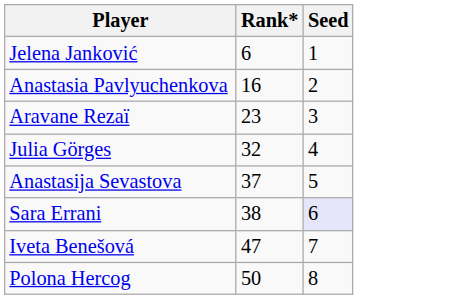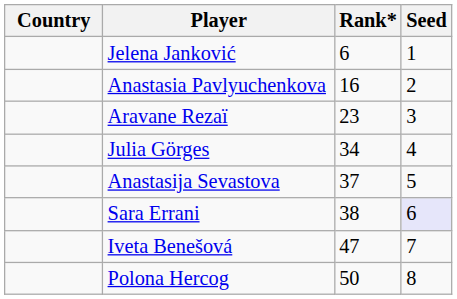+ column: (54, 20)
(251, 149) 32 -> (349, 149) 34
